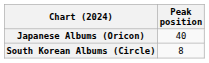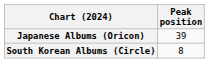(181, 36) 40 -> (181, 36) 39
